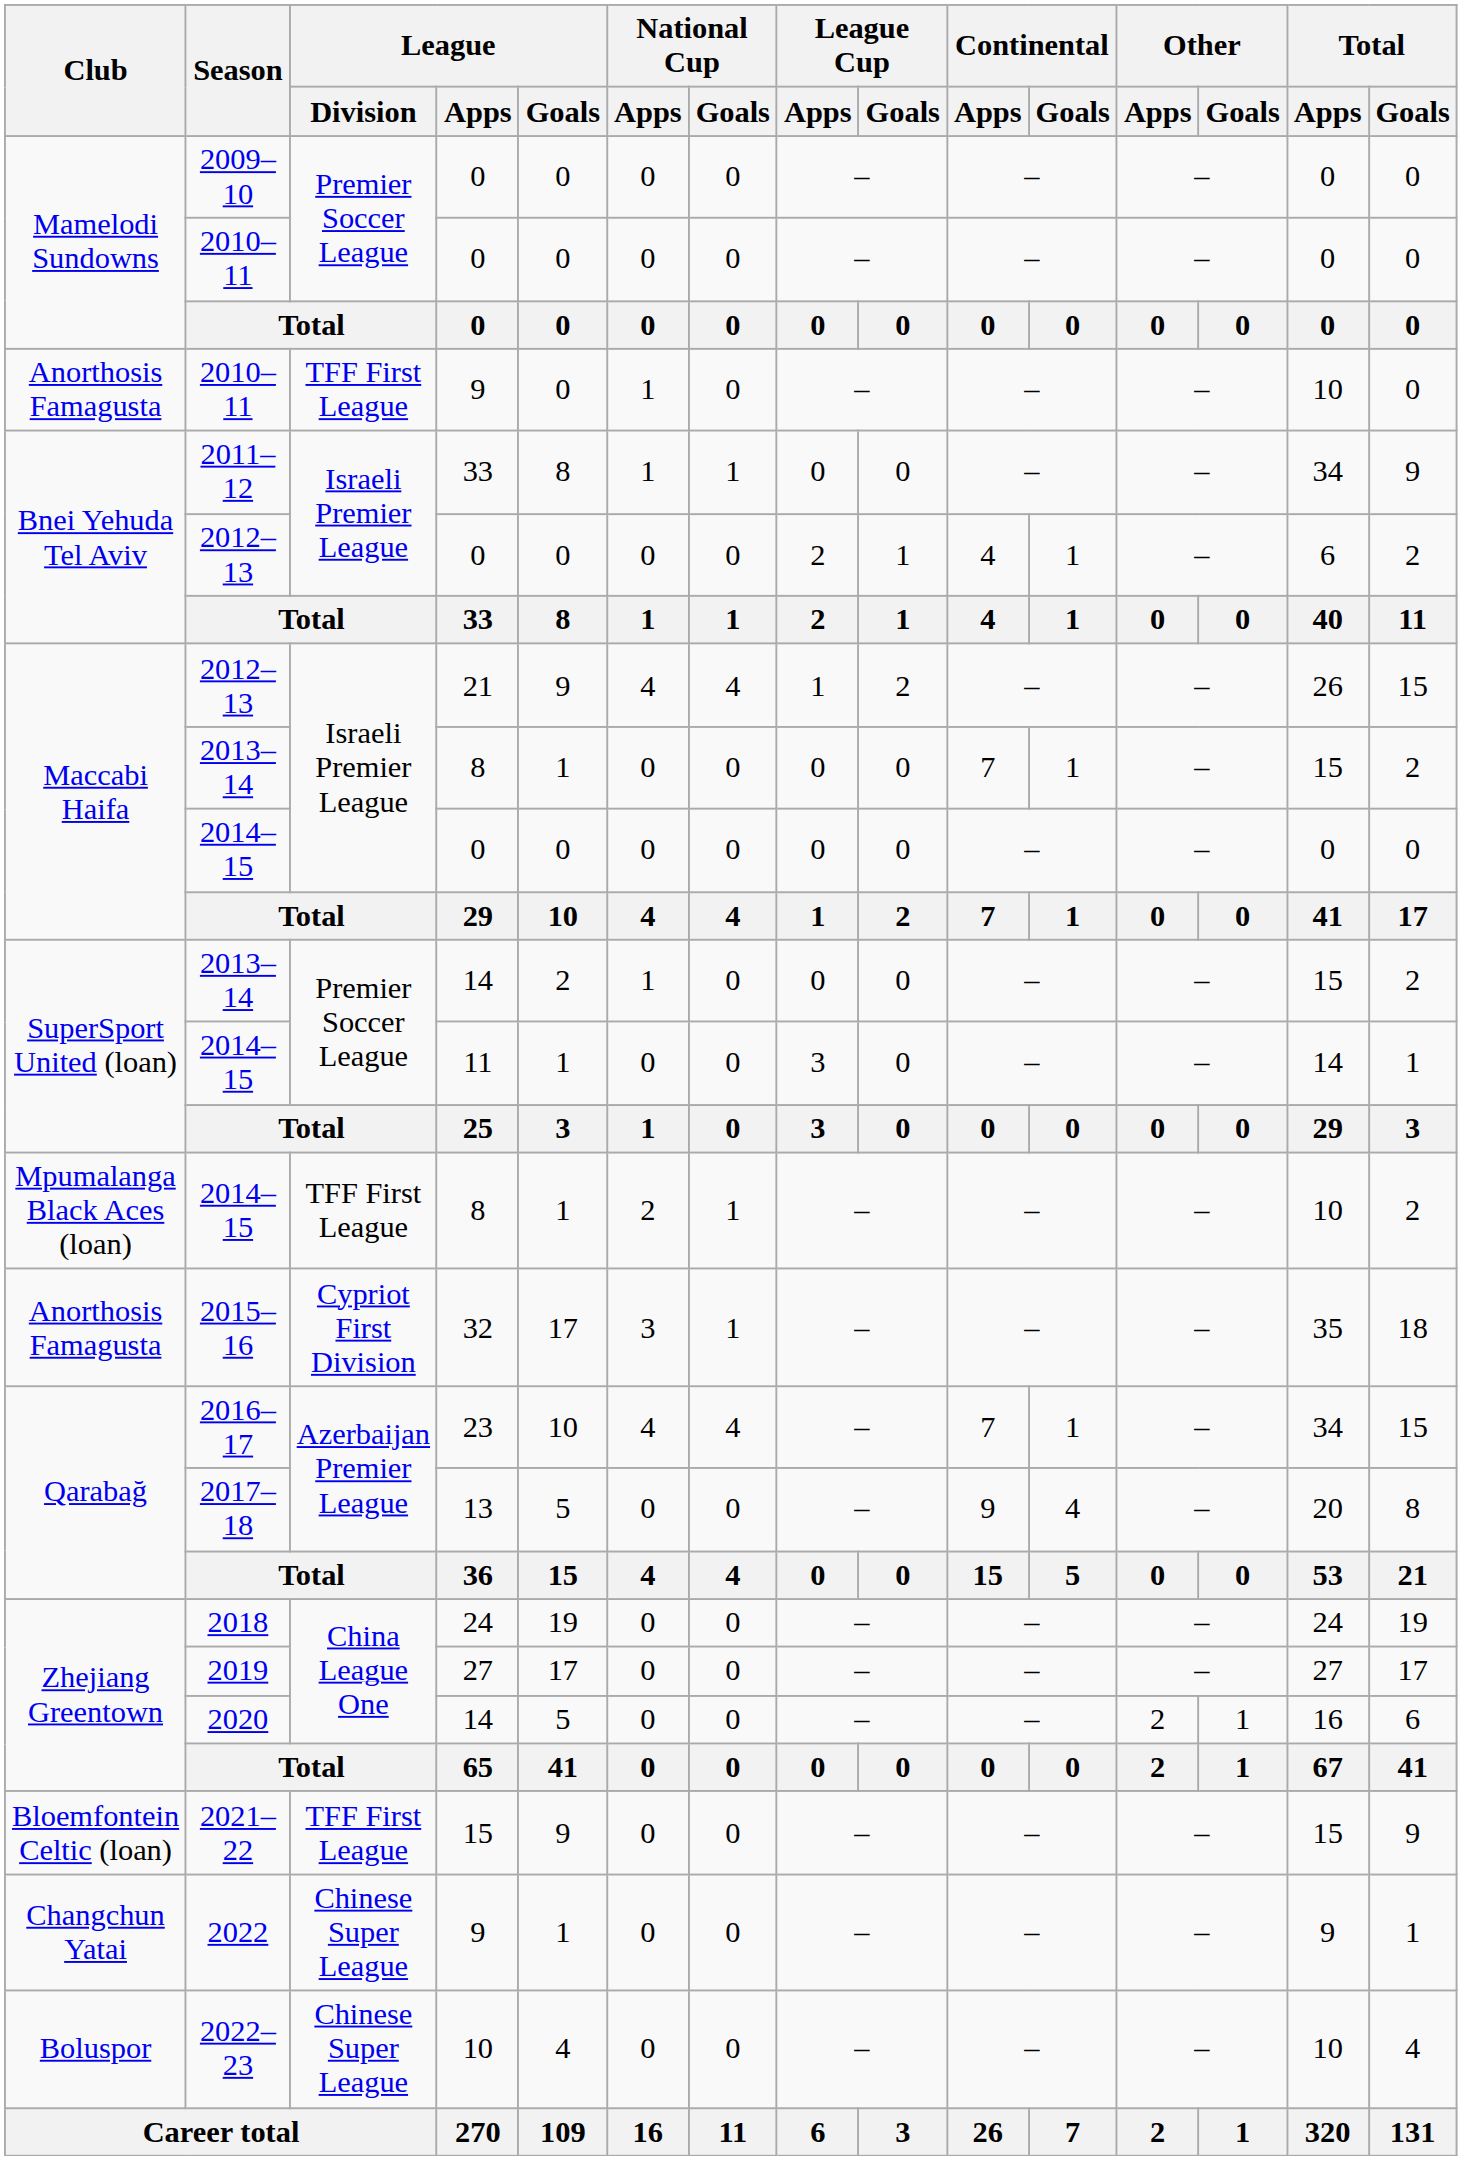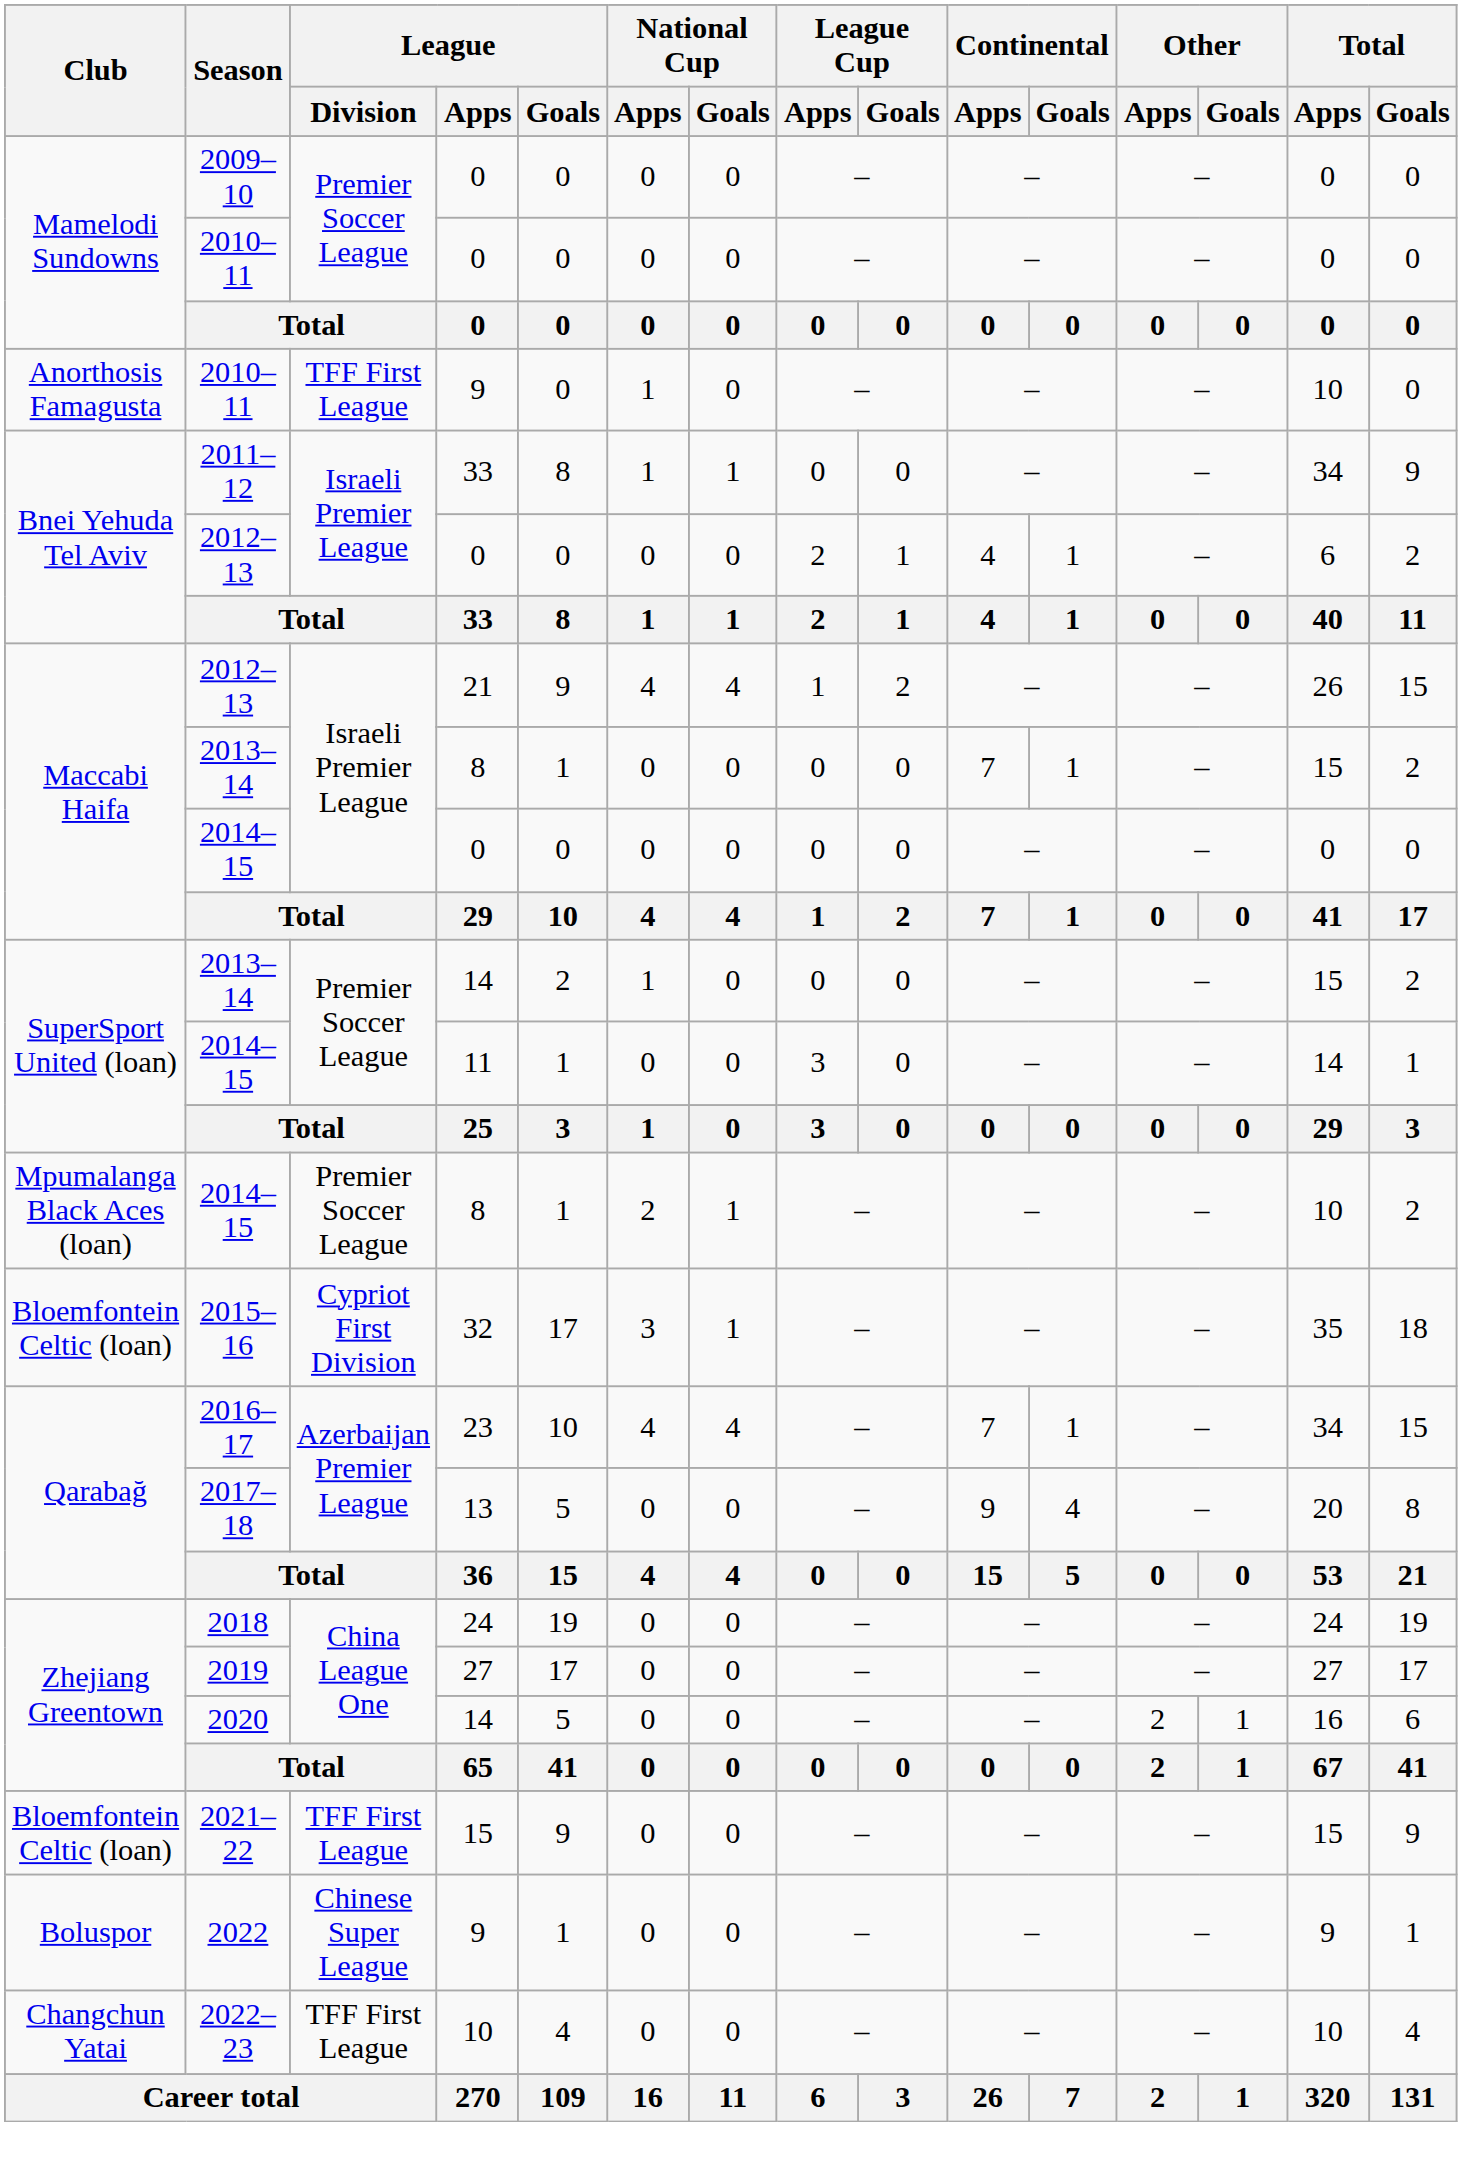(363, 1210) TFF First League -> (363, 1210) Premier Soccer League
(96, 1327) Anorthosis Famagusta -> (96, 1327) Bloemfontein Celtic (loan)
(96, 1931) Changchun Yatai -> (96, 1931) Boluspor
(96, 2048) Boluspor -> (96, 2031) Changchun Yatai
(363, 2048) Chinese Super League -> (363, 2031) TFF First League
